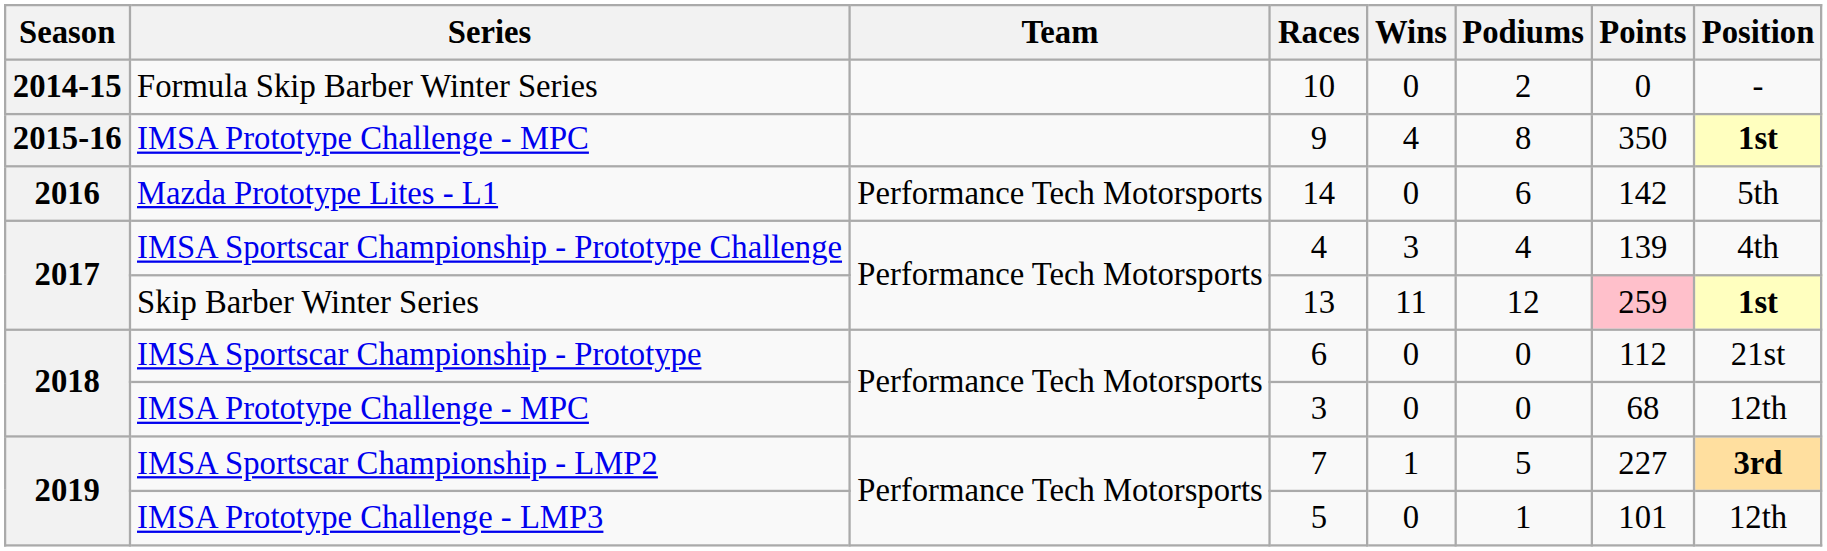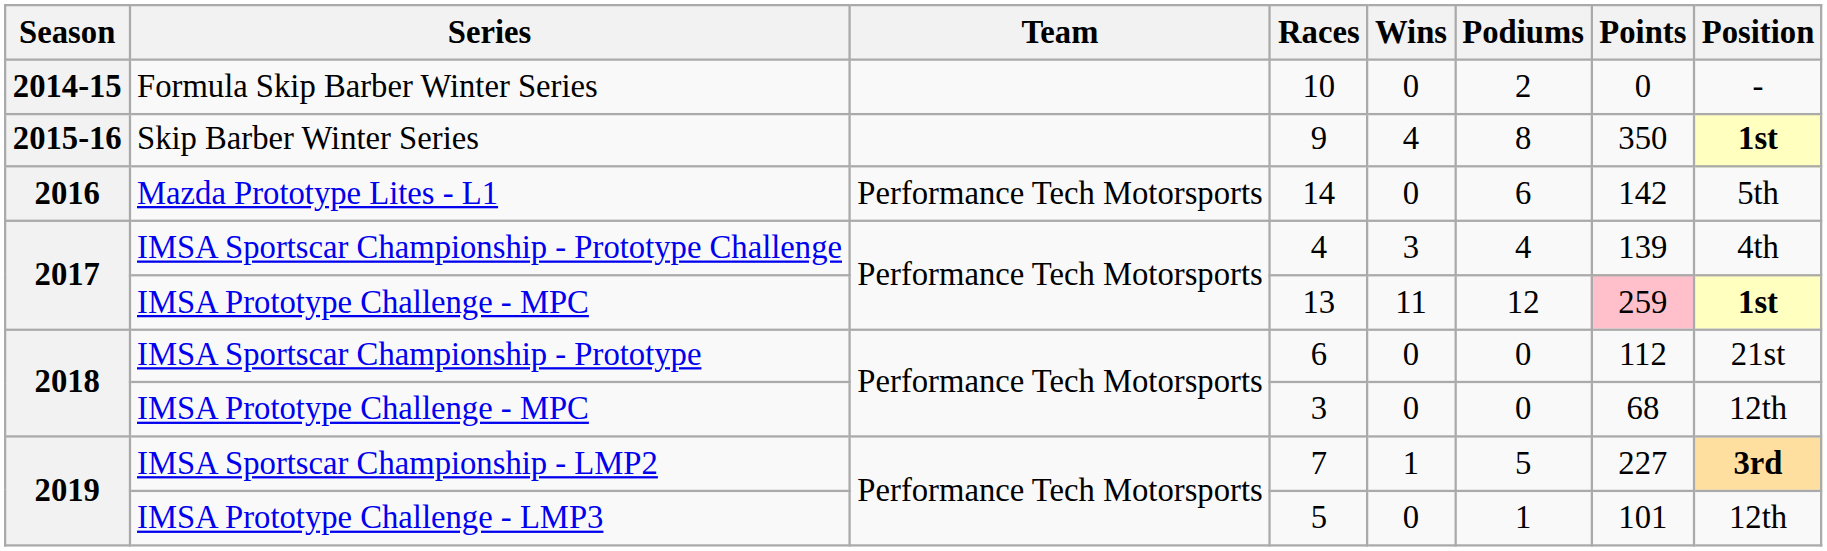(363, 139) IMSA Prototype Challenge - MPC -> (308, 139) Skip Barber Winter Series
(308, 301) Skip Barber Winter Series -> (363, 301) IMSA Prototype Challenge - MPC
